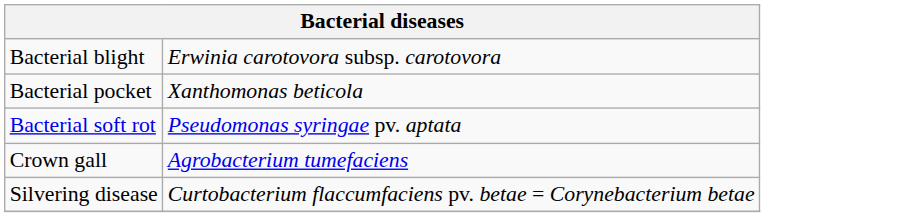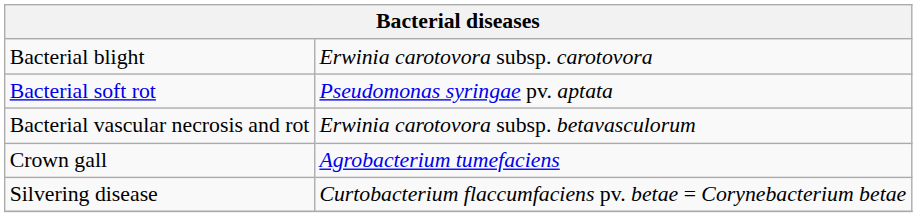- row: (81, 90)
+ row: (160, 125)
